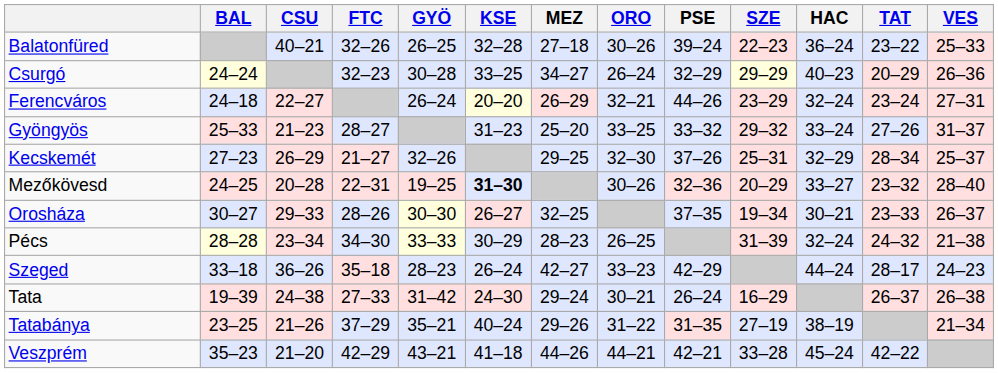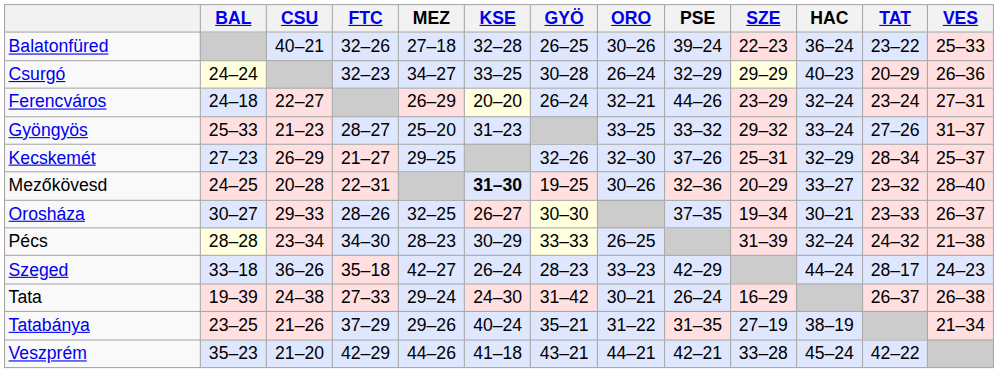columns swapped: (432, 18) <-> (564, 18)
